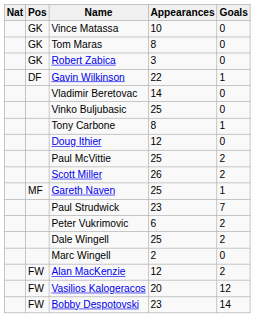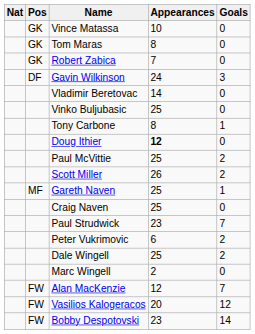(153, 61) 3 -> (153, 61) 7
(156, 77) 22 -> (156, 77) 24
(222, 77) 1 -> (222, 77) 3
(156, 142) normal -> (156, 142) bold
+ row: (80, 207)
(222, 272) 2 -> (222, 288) 7
